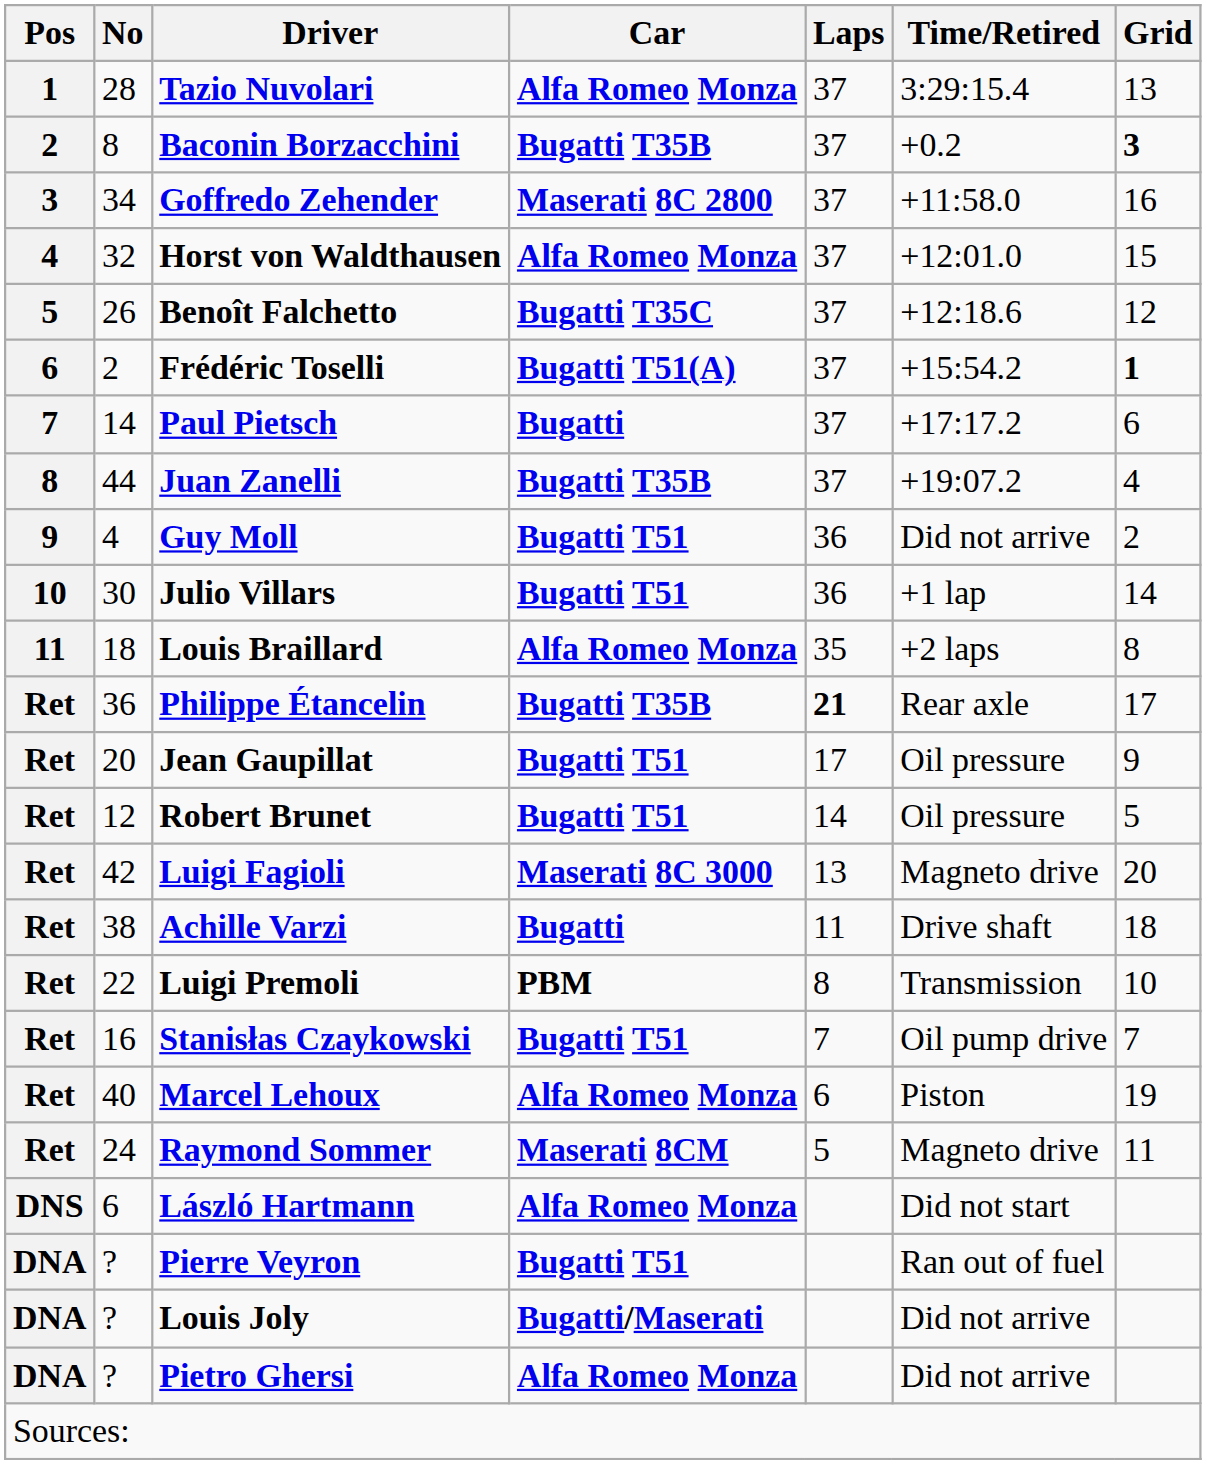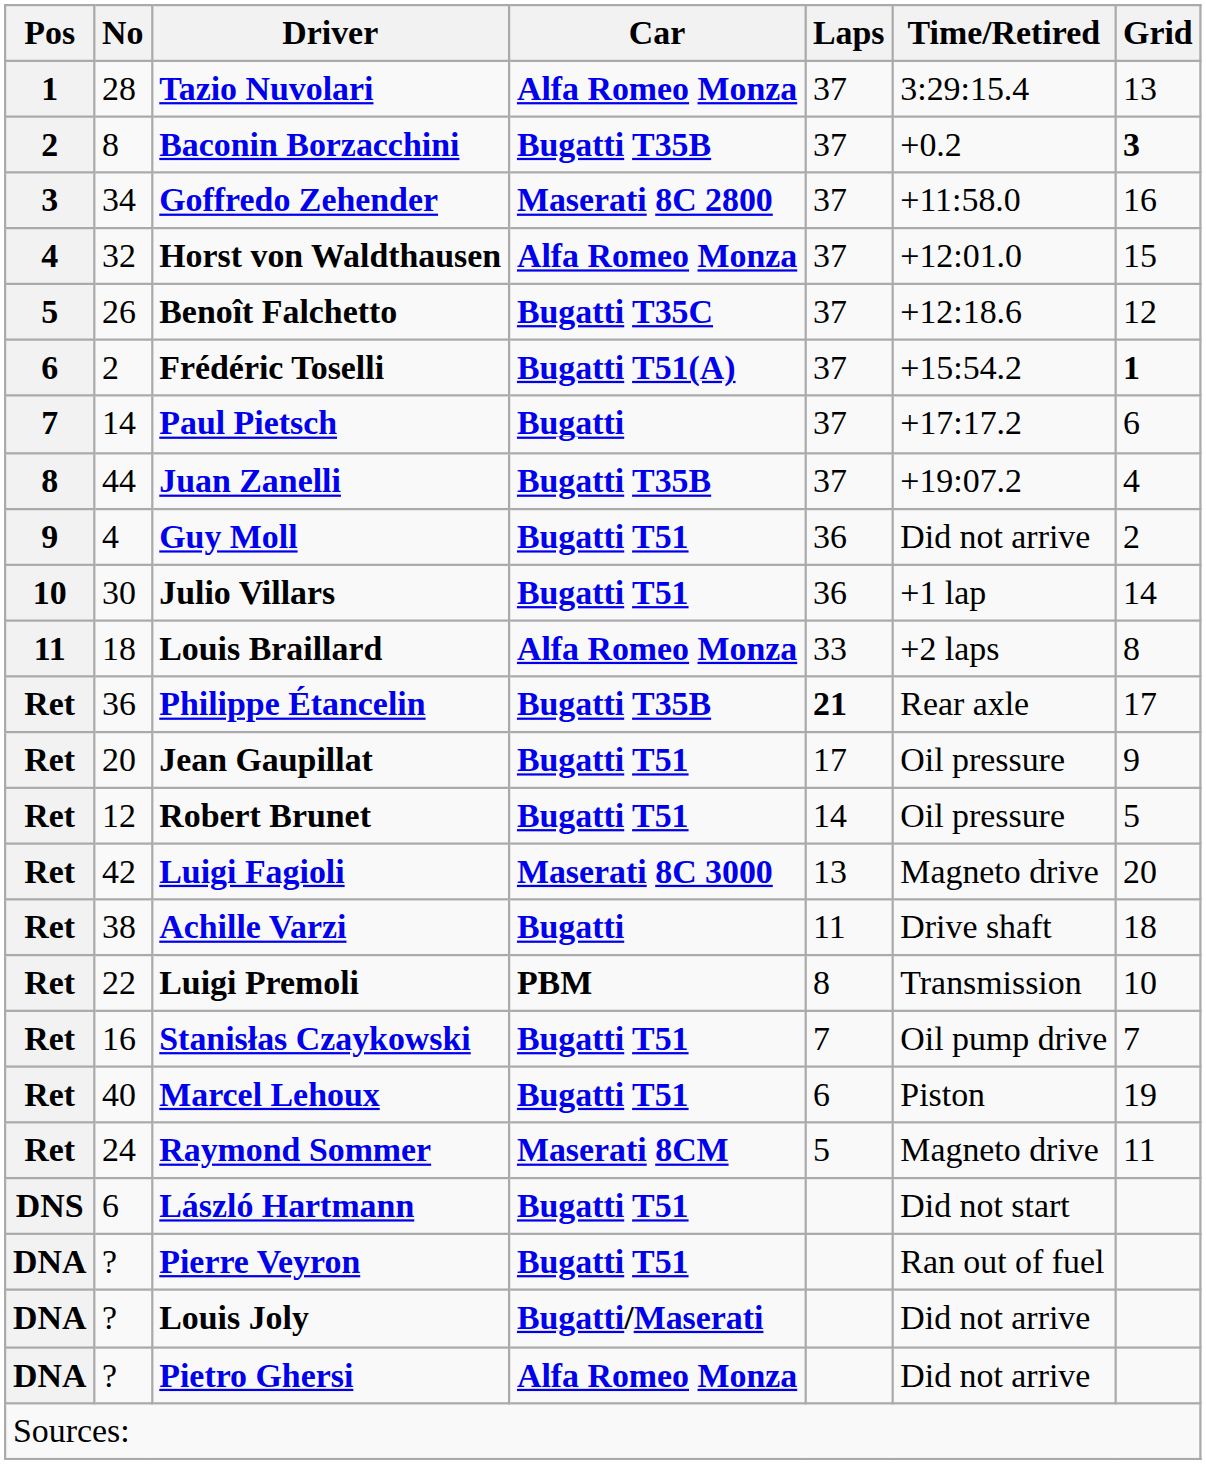(830, 647) 35 -> (830, 647) 33
(657, 1094) Alfa Romeo Monza -> (603, 1094) Bugatti T51
(657, 1206) Alfa Romeo Monza -> (603, 1206) Bugatti T51
